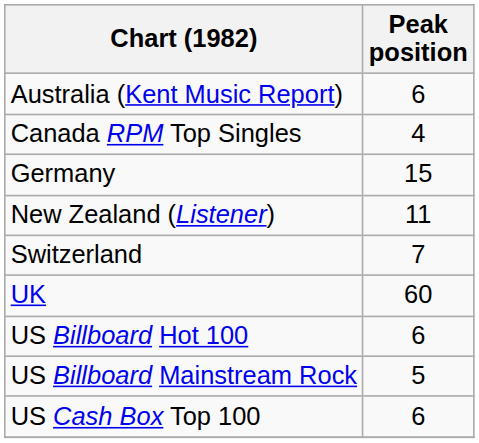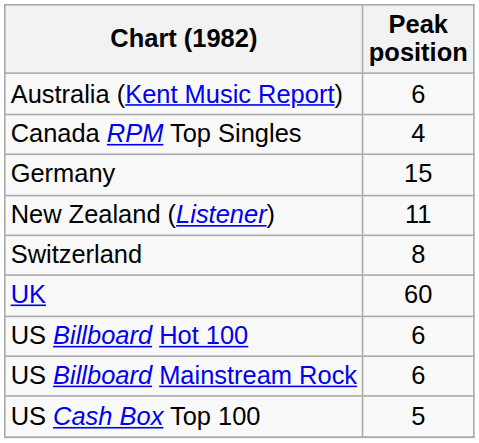(418, 255) 7 -> (418, 255) 8
(418, 376) 5 -> (418, 376) 6
(418, 416) 6 -> (418, 416) 5
